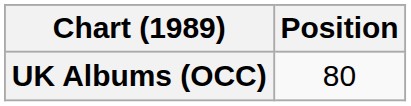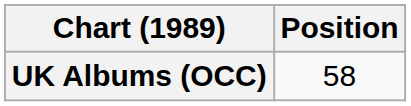(340, 75) 80 -> (340, 75) 58
